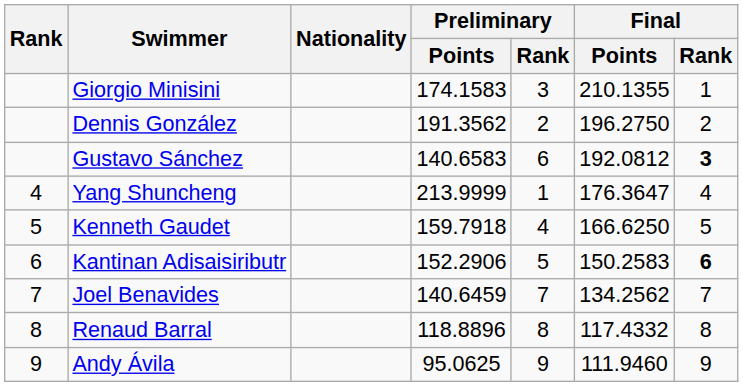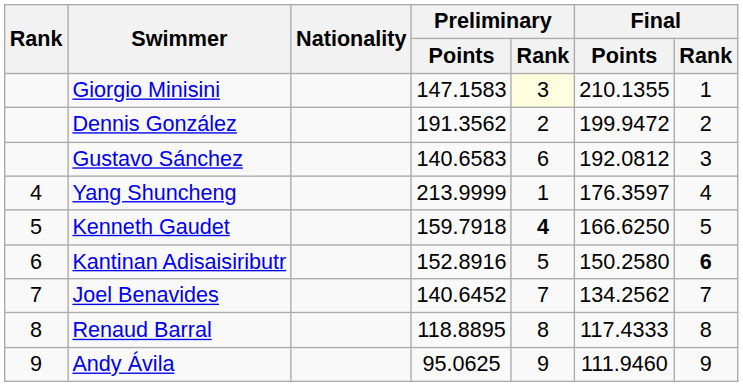(462, 90) 174.1583 -> (462, 90) 147.1583
(543, 90) no background -> (543, 90) lightyellow background
(624, 124) 196.2750 -> (624, 124) 199.9472
(706, 158) bold -> (706, 158) normal
(624, 192) 176.3647 -> (624, 192) 176.3597
(543, 227) normal -> (543, 227) bold
(462, 261) 152.2906 -> (462, 261) 152.8916
(624, 261) 150.2583 -> (624, 261) 150.2580
(462, 295) 140.6459 -> (462, 295) 140.6452
(462, 329) 118.8896 -> (462, 329) 118.8895
(624, 329) 117.4332 -> (624, 329) 117.4333
